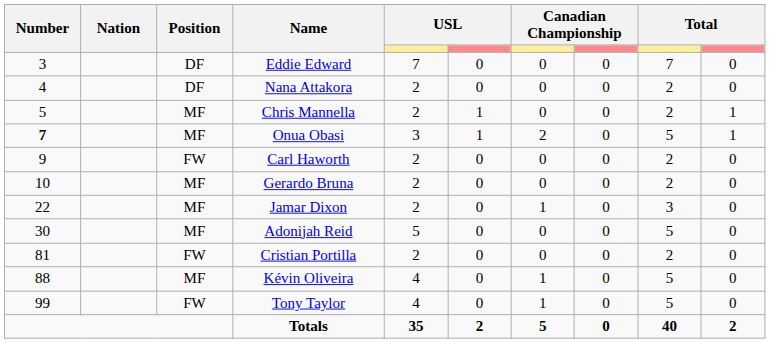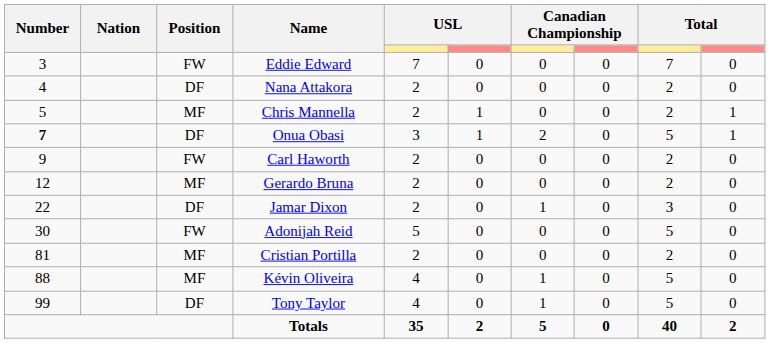(194, 64) DF -> (194, 64) FW
(194, 135) MF -> (194, 135) DF
(42, 183) 10 -> (42, 183) 12
(194, 207) MF -> (194, 207) DF
(194, 231) MF -> (194, 231) FW
(194, 254) FW -> (194, 254) MF
(194, 302) FW -> (194, 302) DF
